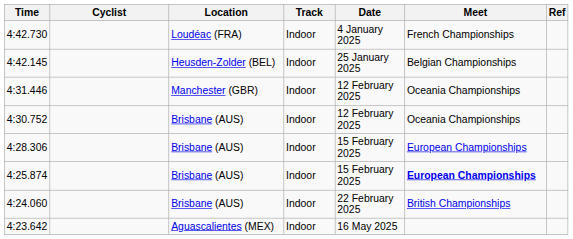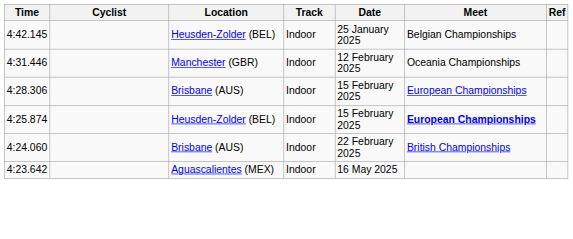- row: (27, 35)
- row: (27, 119)
(207, 176) Brisbane (AUS) -> (223, 119) Heusden-Zolder (BEL)
